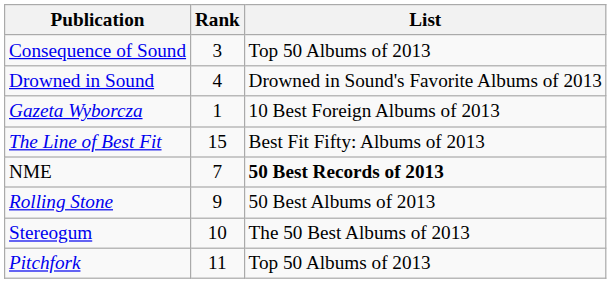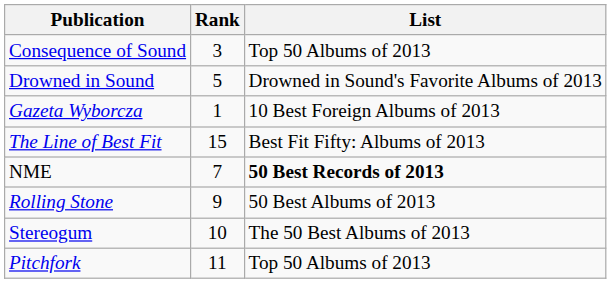(217, 80) 4 -> (217, 80) 5
